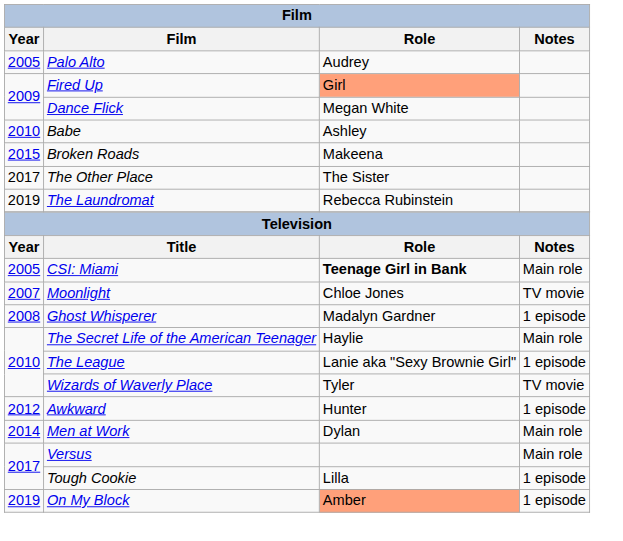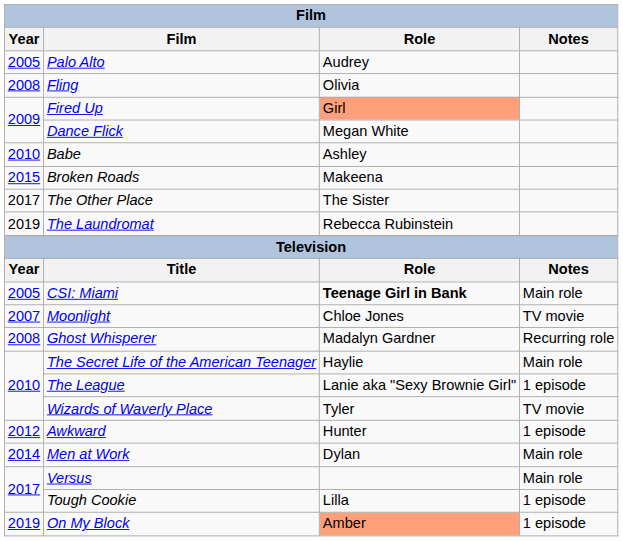+ row: (63, 85)
(554, 316) 1 episode -> (569, 339) Recurring role
